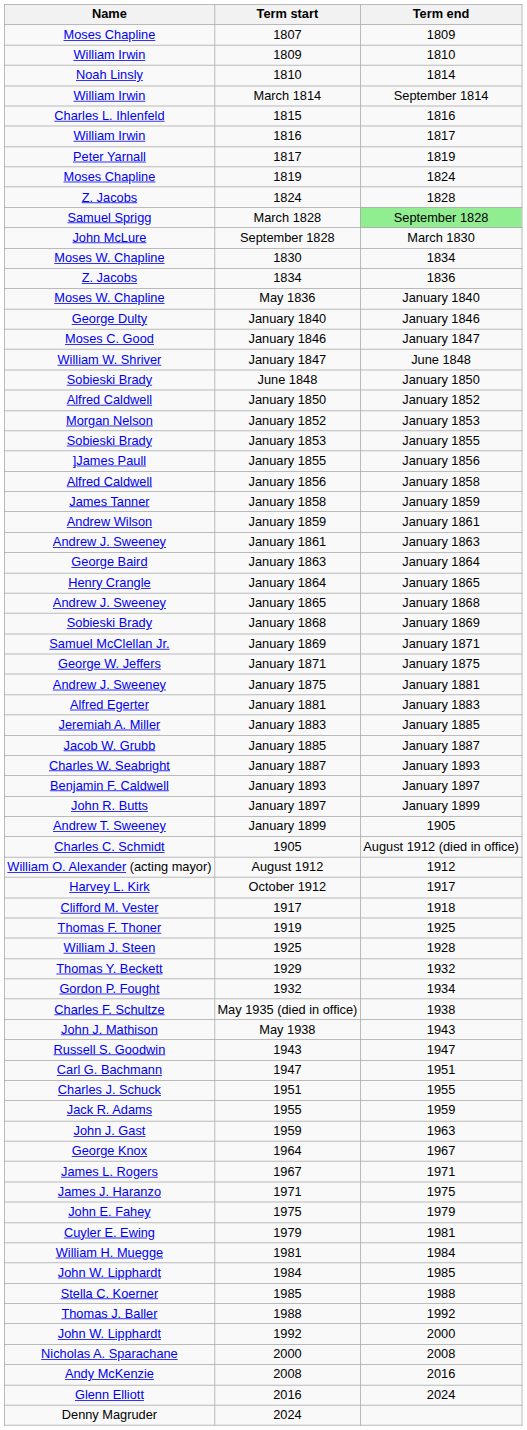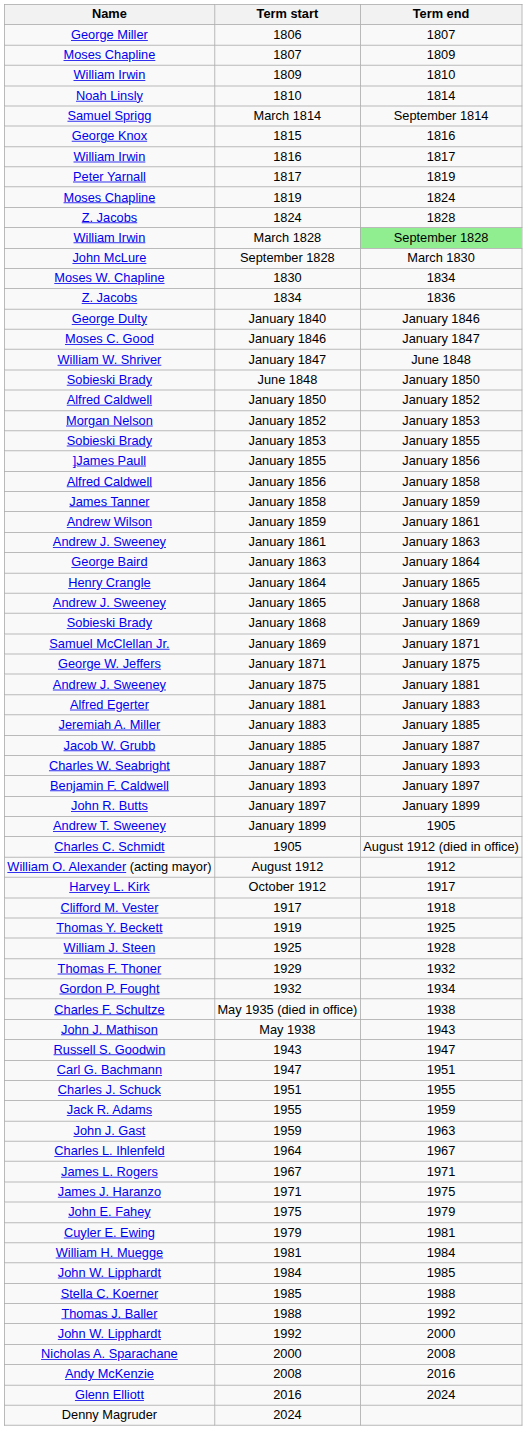+ row: (287, 34)
(109, 95) William Irwin -> (109, 116) Samuel Sprigg
(109, 116) Charles L. Ihlenfeld -> (109, 136) George Knox
(109, 217) Samuel Sprigg -> (109, 237) William Irwin
- row: (287, 298)
(109, 928) Thomas F. Thoner -> (109, 928) Thomas Y. Beckett
(109, 968) Thomas Y. Beckett -> (109, 968) Thomas F. Thoner
(109, 1151) George Knox -> (109, 1151) Charles L. Ihlenfeld
